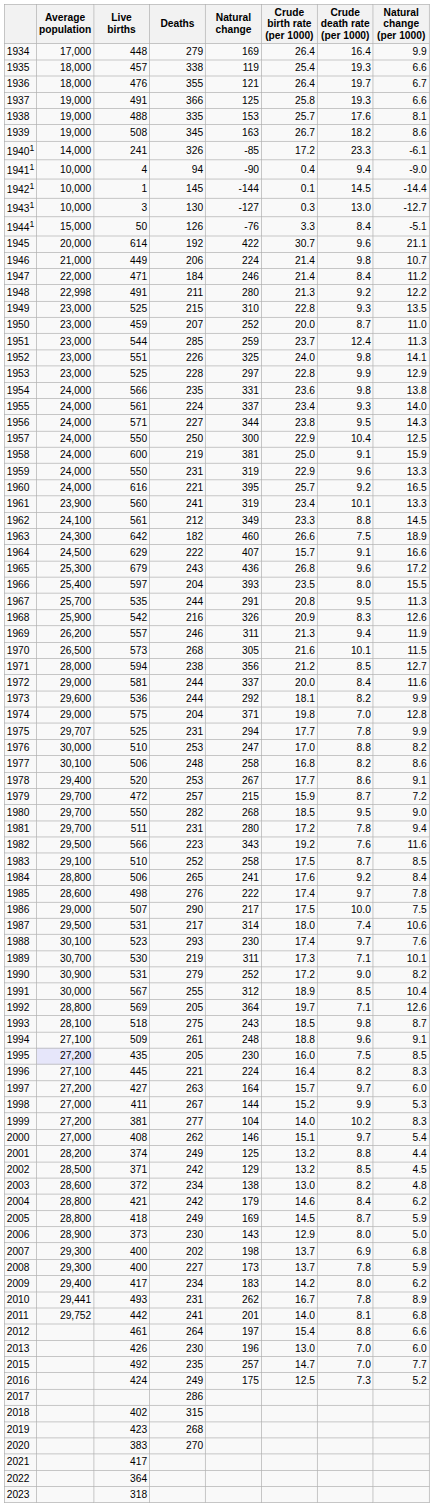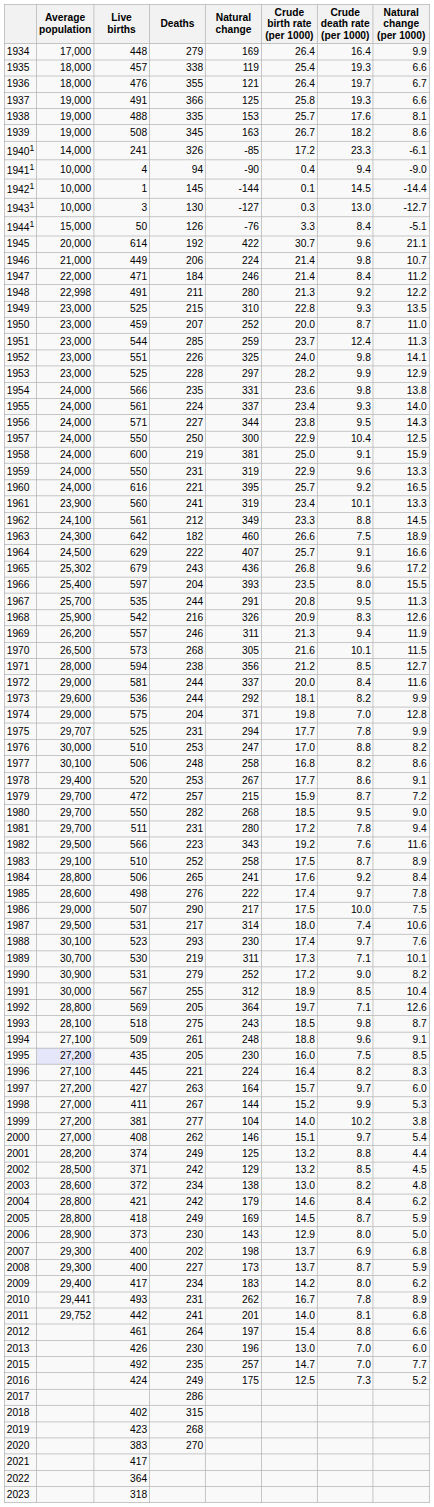(305, 374) 22.8 -> (305, 374) 28.2
(305, 552) 15.7 -> (305, 552) 25.7
(76, 569) 25,300 -> (76, 569) 25,302
(420, 861) 8.5 -> (420, 861) 8.9
(420, 1121) 8.3 -> (420, 1121) 3.8
(364, 1267) 7.8 -> (364, 1267) 8.7
